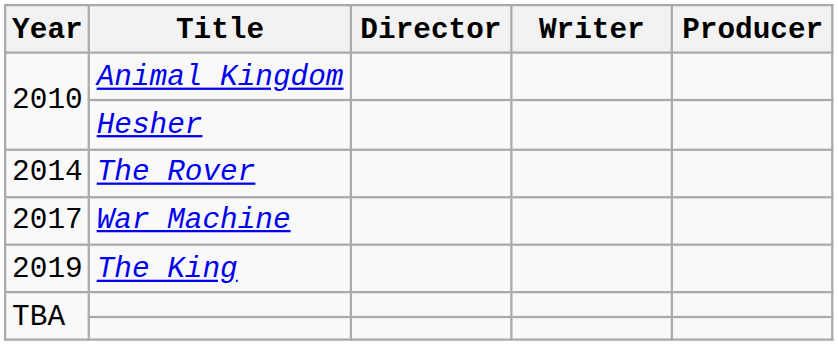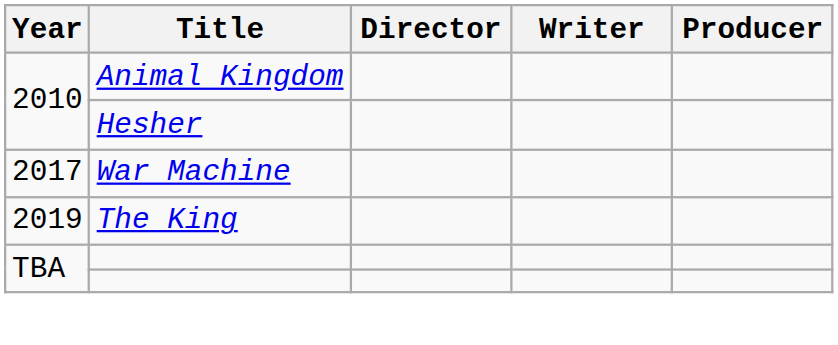- row: (47, 173)
